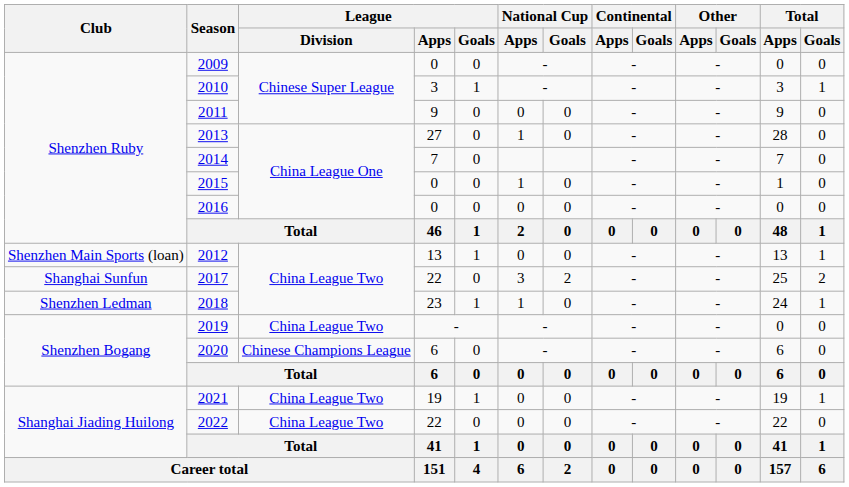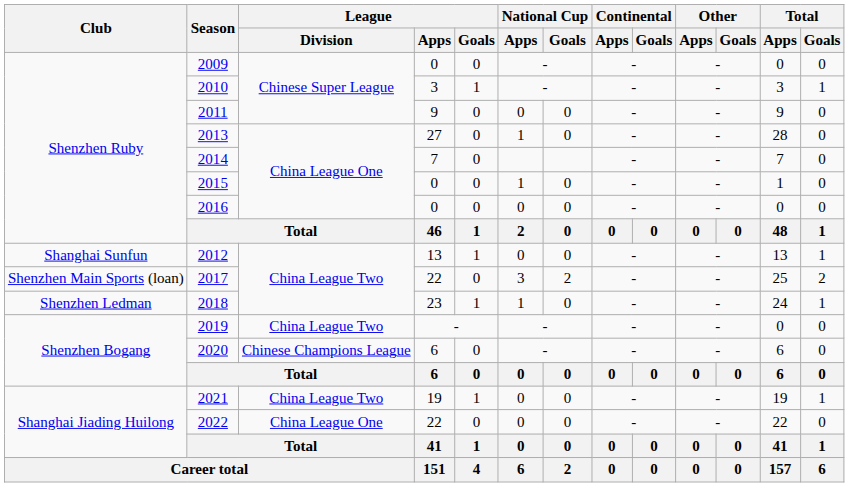(96, 254) Shenzhen Main Sports (loan) -> (96, 254) Shanghai Sunfun
(96, 278) Shanghai Sunfun -> (96, 278) Shenzhen Main Sports (loan)
(326, 421) China League Two -> (326, 421) China League One
